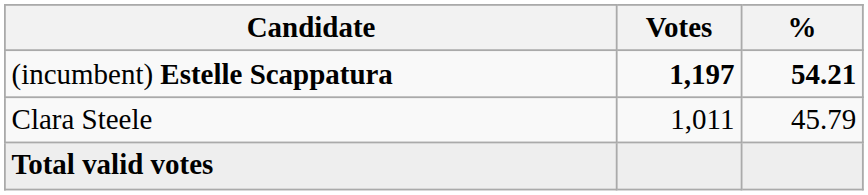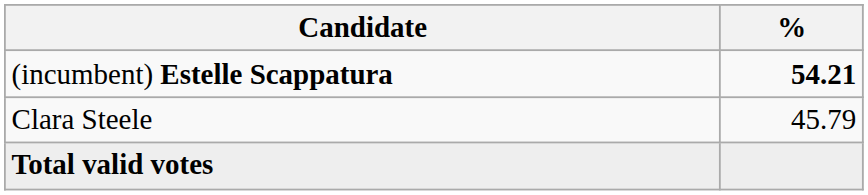- column: (679, 27)
